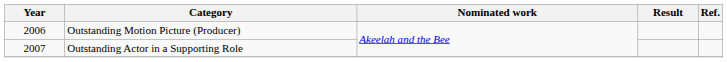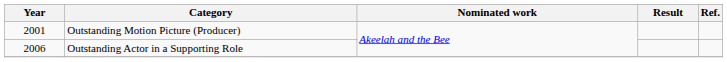(34, 30) 2006 -> (34, 30) 2001
(34, 48) 2007 -> (34, 48) 2006
